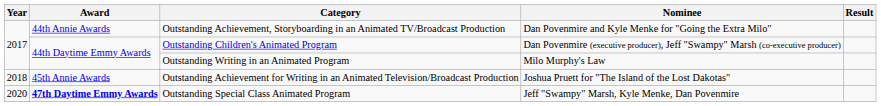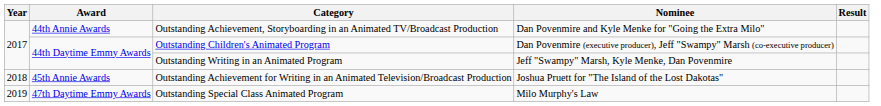(564, 61) Milo Murphy's Law -> (624, 61) Jeff "Swampy" Marsh, Kyle Menke, Dan Povenmire
(17, 93) 2020 -> (17, 93) 2019
(95, 93) bold -> (91, 93) normal
(631, 93) Jeff "Swampy" Marsh, Kyle Menke, Dan Povenmire -> (557, 93) Milo Murphy's Law
